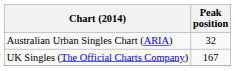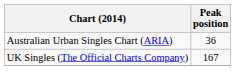(211, 40) 32 -> (211, 40) 36
